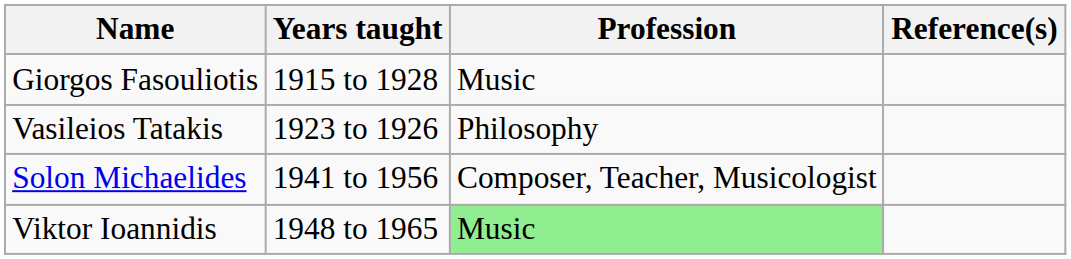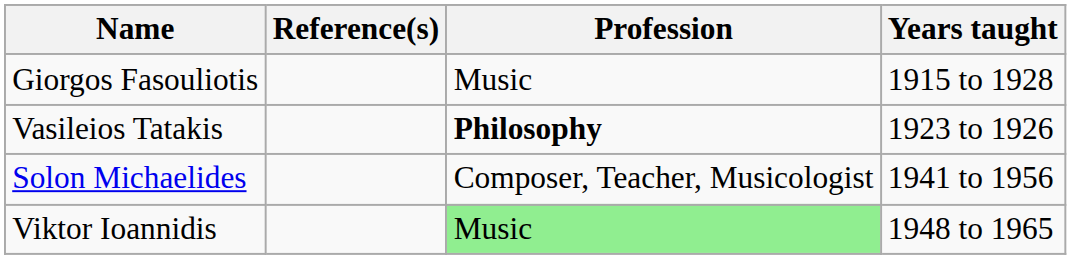columns swapped: (358, 29) <-> (974, 29)
(528, 128) normal -> (528, 128) bold
